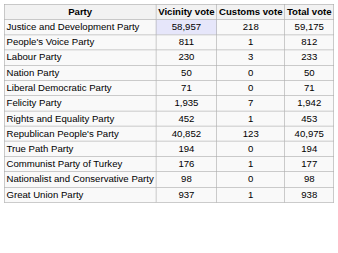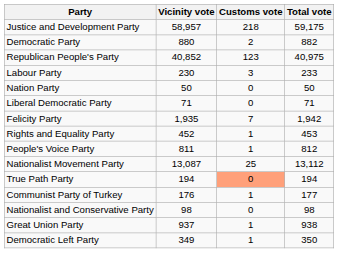(186, 27) lavender background -> (186, 27) no background
+ row: (43, 42)
rows swapped: (63, 133) <-> (50, 42)
+ row: (65, 164)
(251, 149) no background -> (251, 179) lightsalmon background
+ row: (53, 240)
